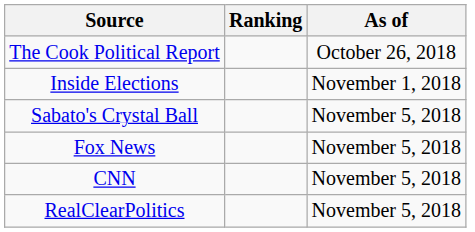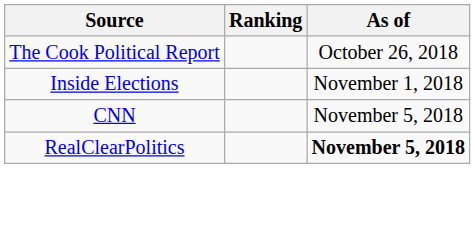- row: (114, 115)
- row: (114, 147)
(386, 210) normal -> (388, 147) bold
